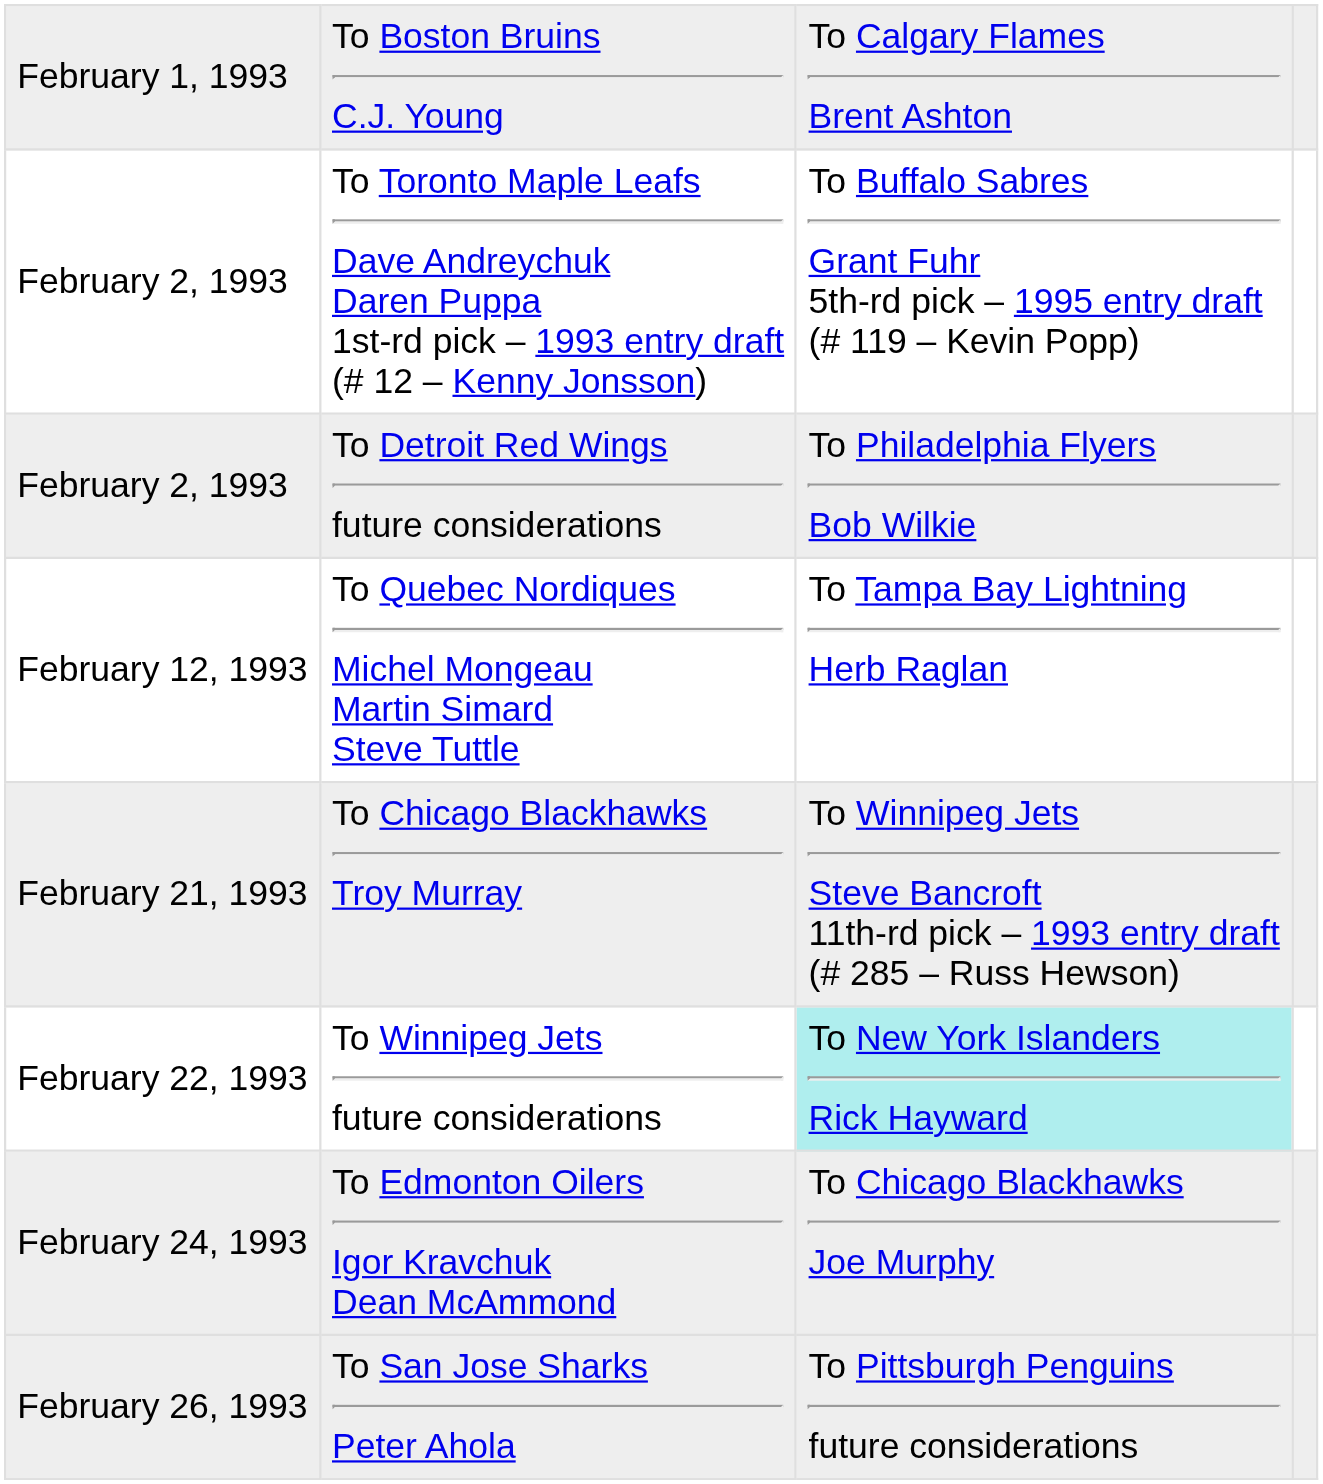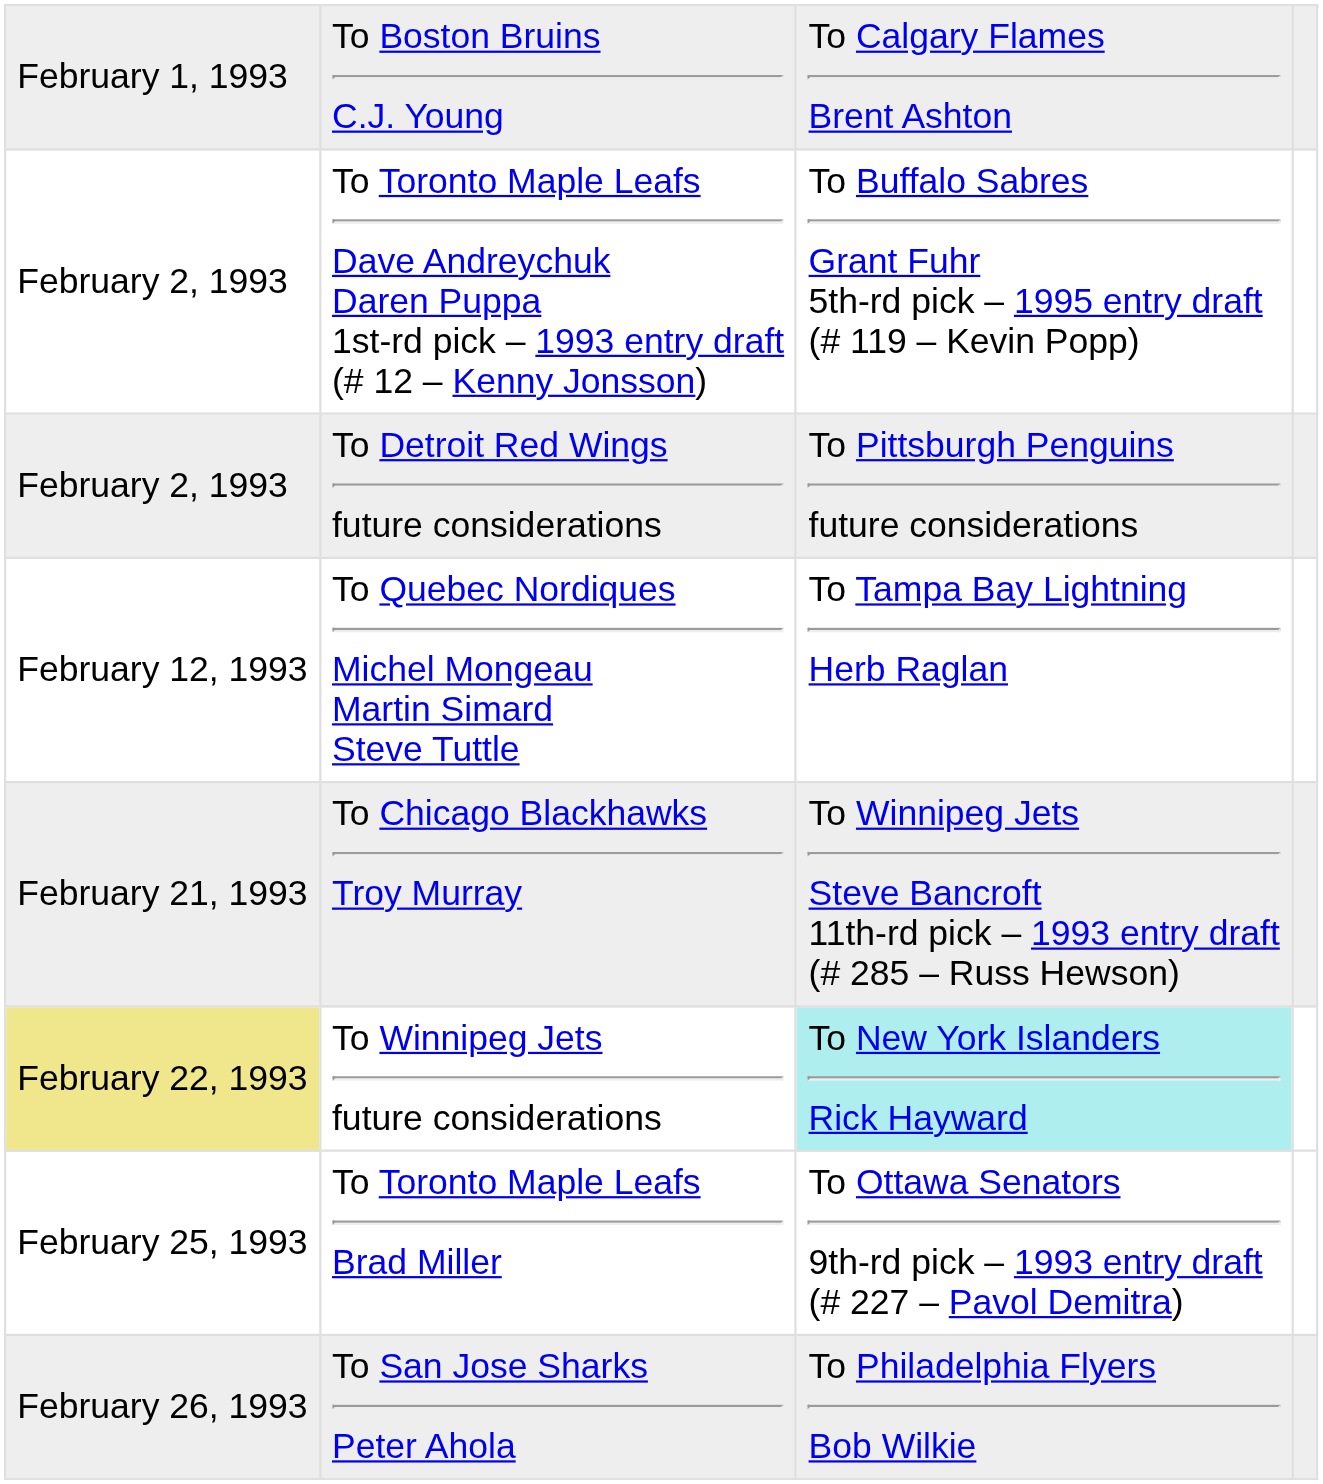(1044, 485) To Philadelphia Flyers Bob Wilkie -> (1044, 485) To Pittsburgh Penguins future considerations
(162, 1077) no background -> (162, 1077) khaki background
- row: (558, 1242)
+ row: (558, 1222)
(1044, 1406) To Pittsburgh Penguins future considerations -> (1044, 1406) To Philadelphia Flyers Bob Wilkie
